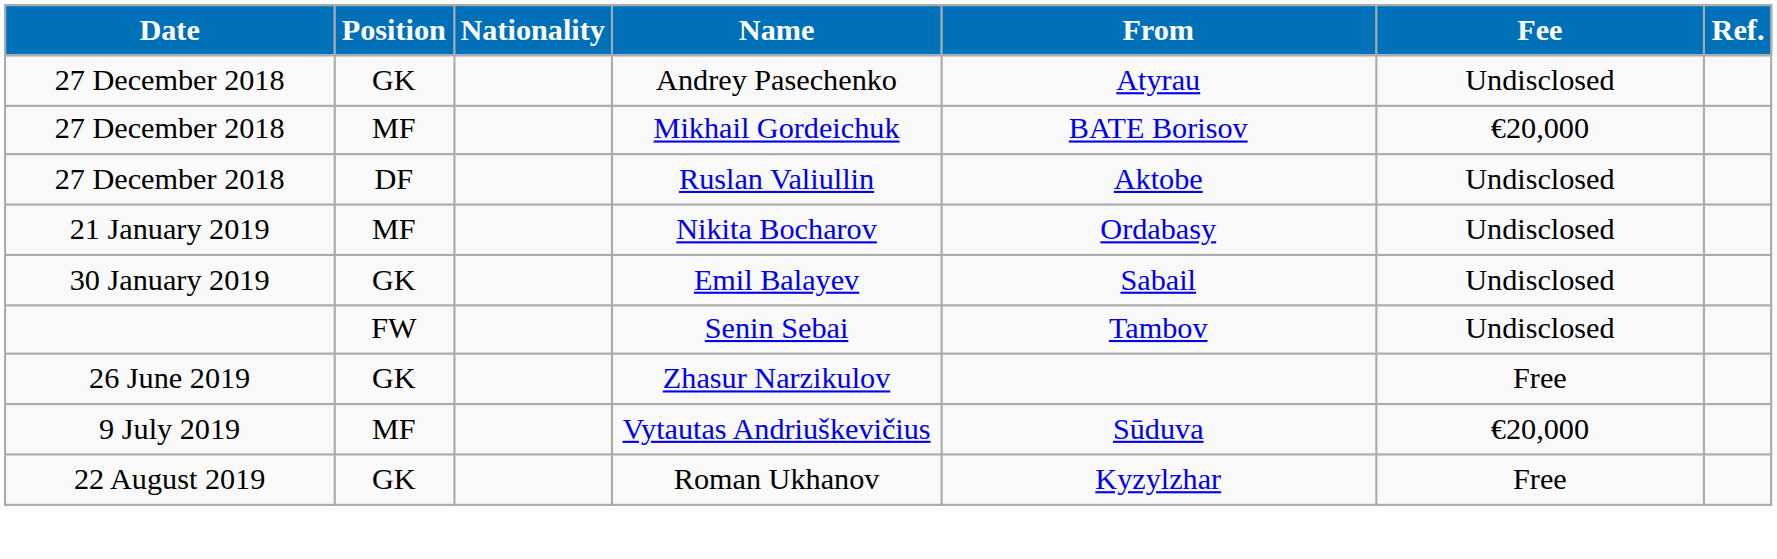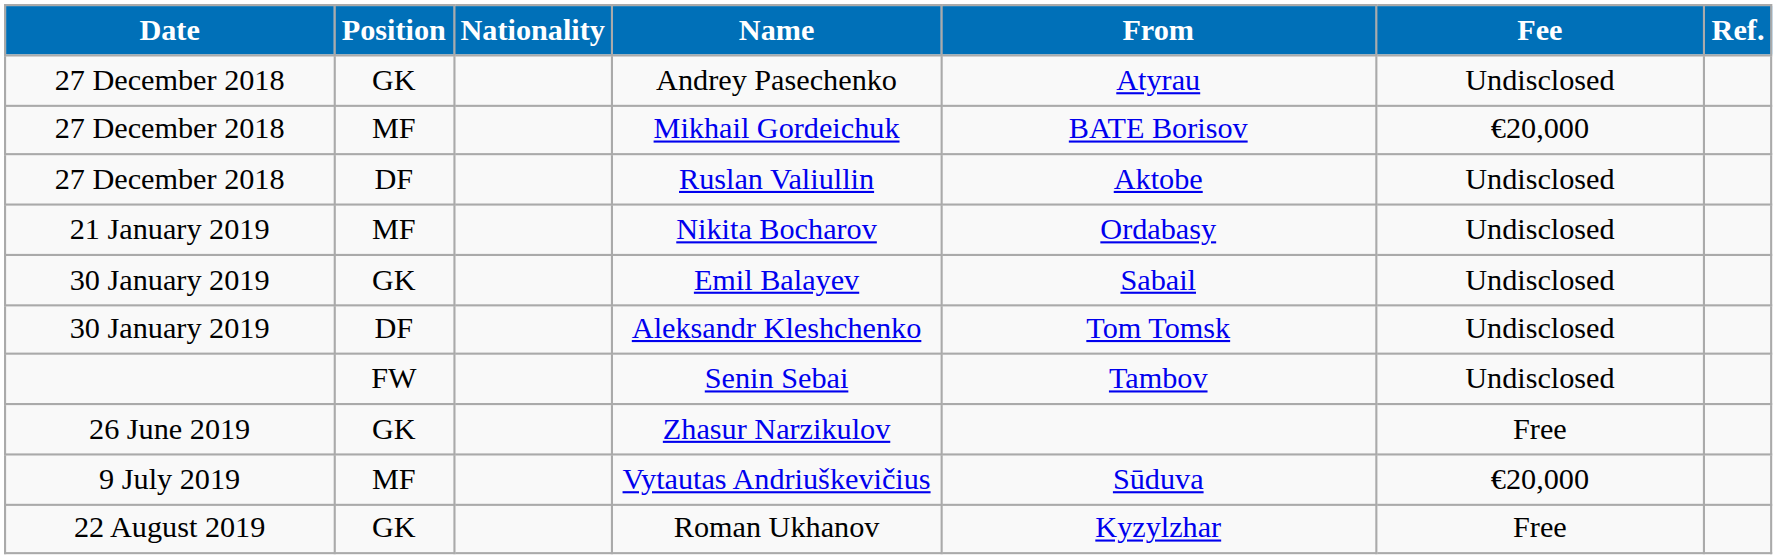+ row: (777, 329)
